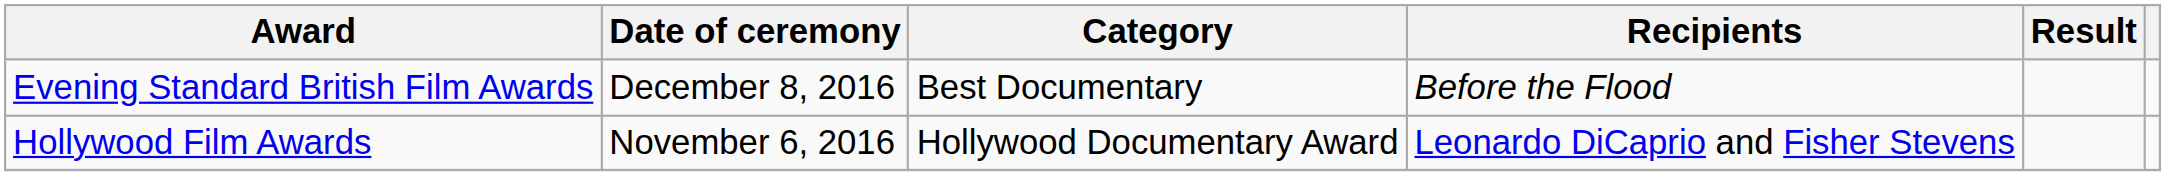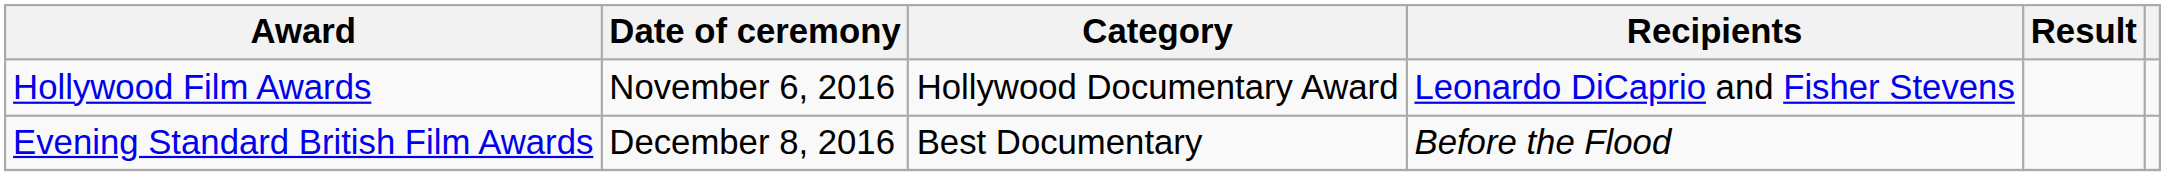rows swapped: (303, 87) <-> (192, 142)
